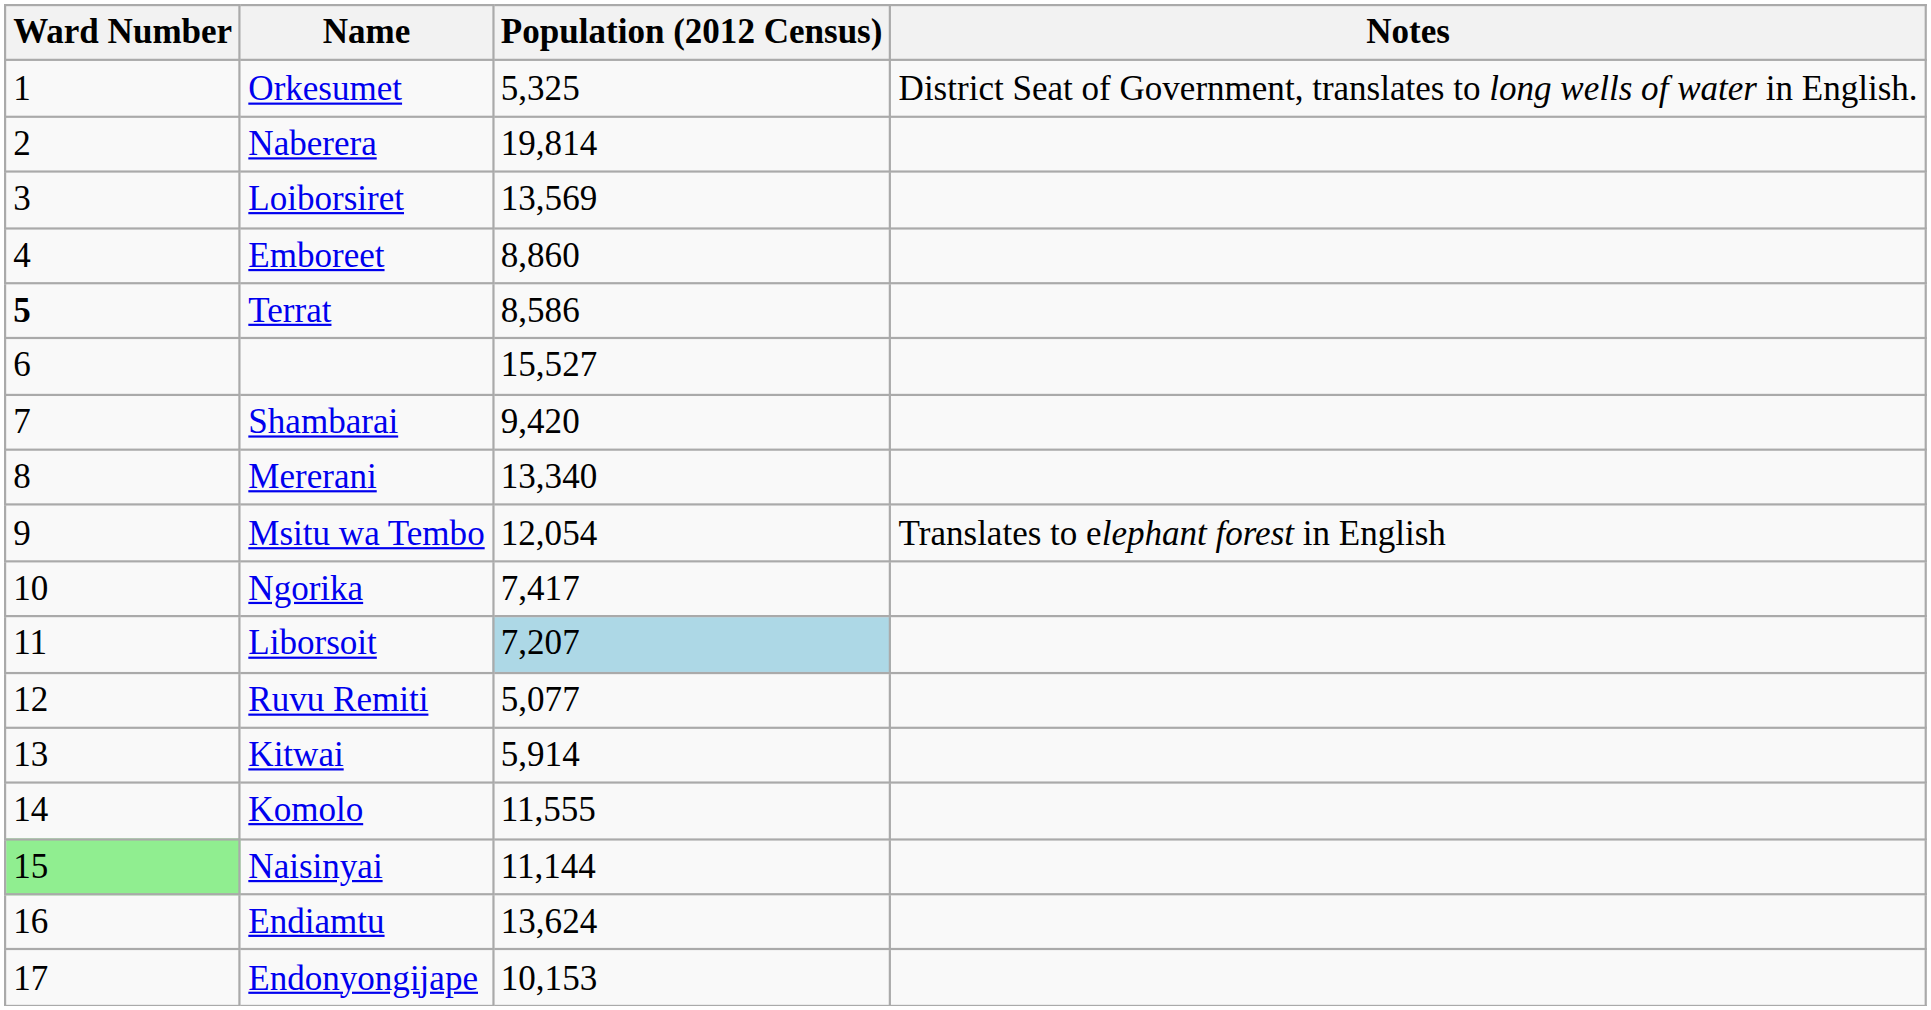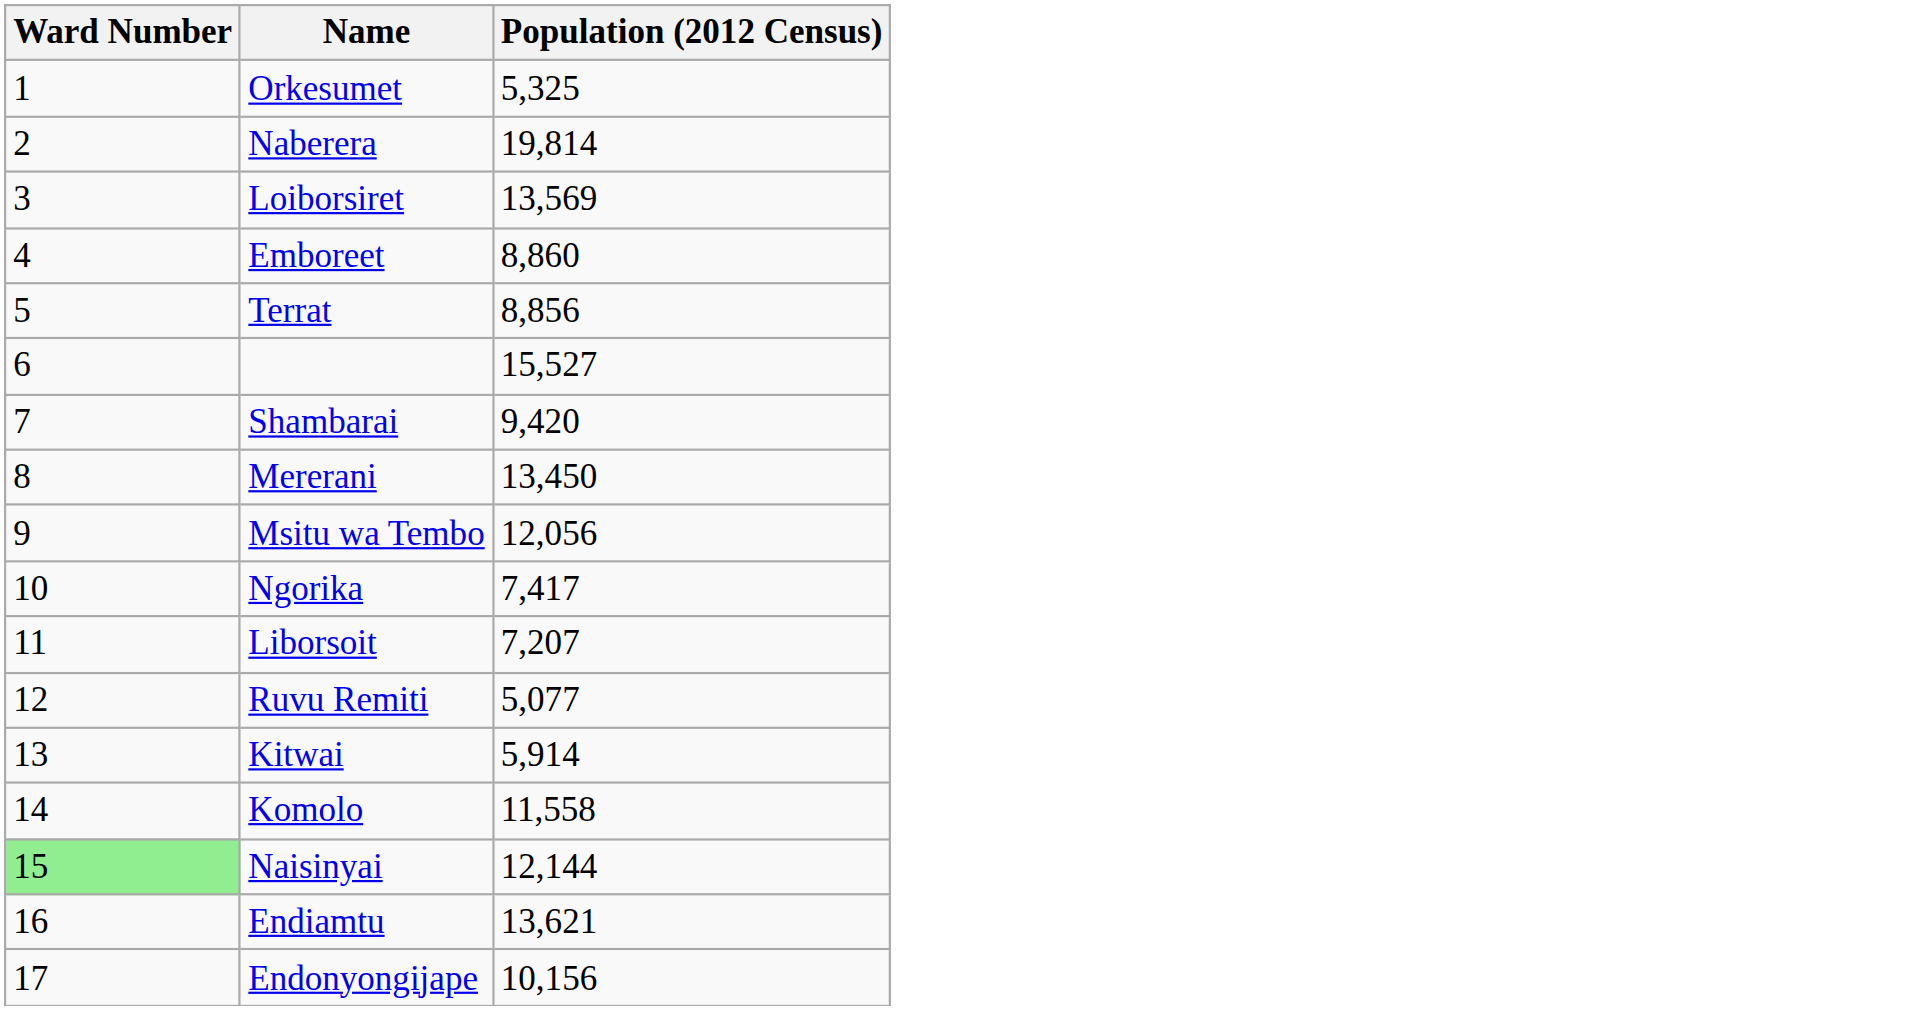- column: (1408, 32)
(22, 310) bold -> (22, 310) normal
(540, 310) 8,586 -> (540, 310) 8,856
(549, 476) 13,340 -> (549, 476) 13,450
(549, 532) 12,054 -> (549, 532) 12,056
(540, 643) lightblue background -> (540, 643) no background
(548, 810) 11,555 -> (548, 810) 11,558
(548, 865) 11,144 -> (549, 865) 12,144
(549, 921) 13,624 -> (549, 921) 13,621
(549, 976) 10,153 -> (549, 976) 10,156
